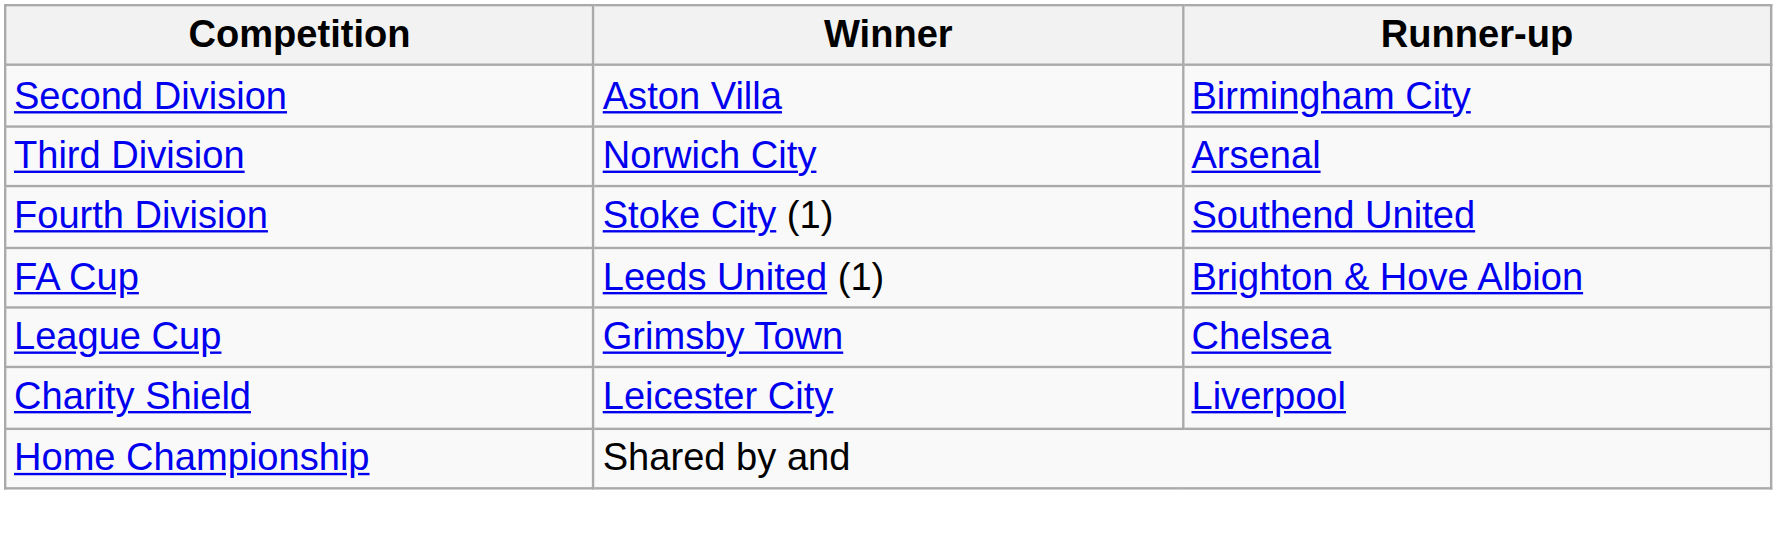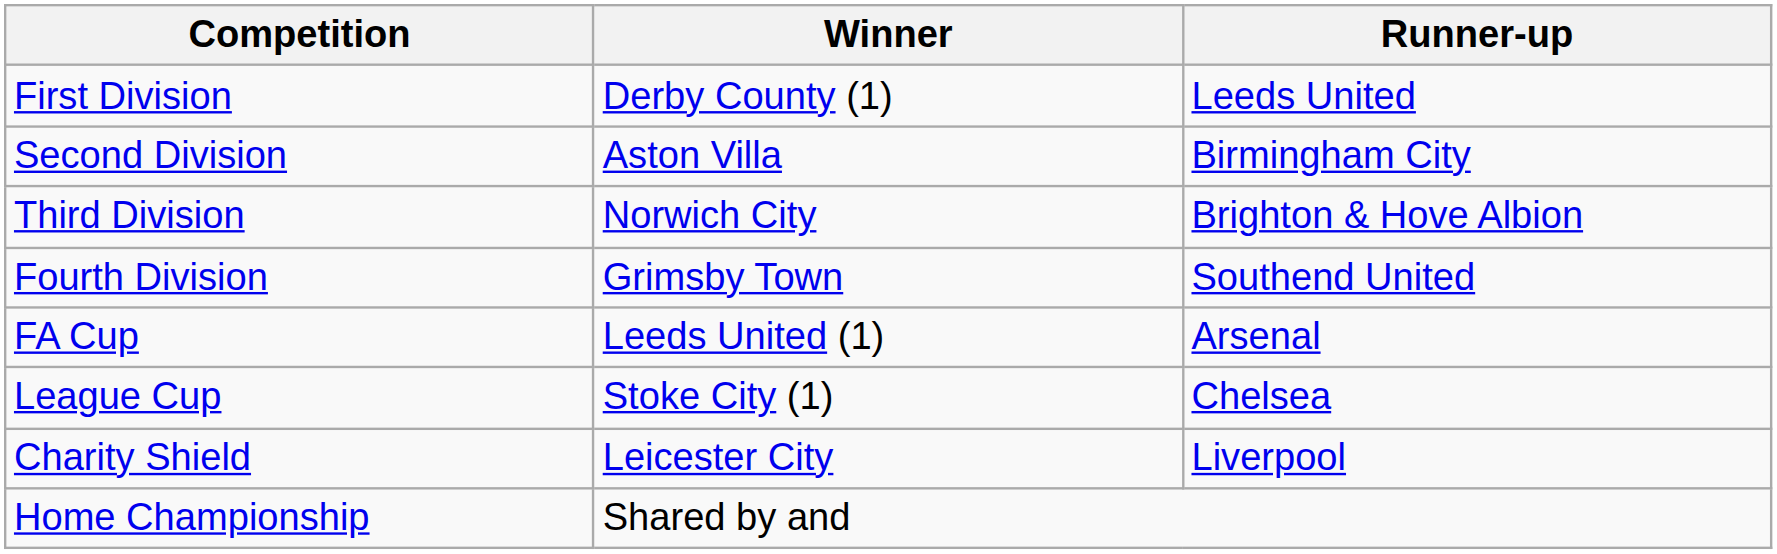+ row: (123, 95)
(1256, 155) Arsenal -> (1387, 215) Brighton & Hove Albion
(718, 215) Stoke City (1) -> (723, 276) Grimsby Town
(1387, 276) Brighton & Hove Albion -> (1256, 336) Arsenal
(723, 336) Grimsby Town -> (718, 397) Stoke City (1)
